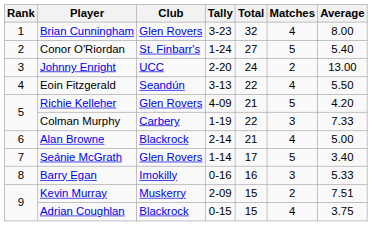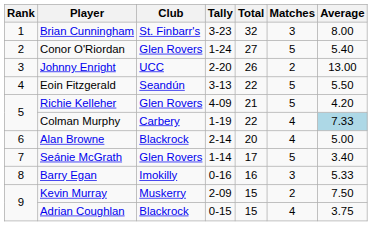(171, 31) Glen Rovers -> (170, 31) St. Finbarr's
(292, 31) 4 -> (292, 31) 3
(170, 49) St. Finbarr's -> (171, 49) Glen Rovers
(251, 67) 24 -> (251, 67) 26
(292, 85) 4 -> (292, 85) 5
(292, 121) 3 -> (292, 121) 4
(342, 121) no background -> (342, 121) lightblue background
(251, 139) 21 -> (251, 139) 20
(342, 193) 7.51 -> (342, 193) 7.50
